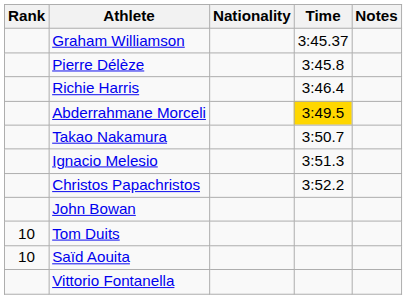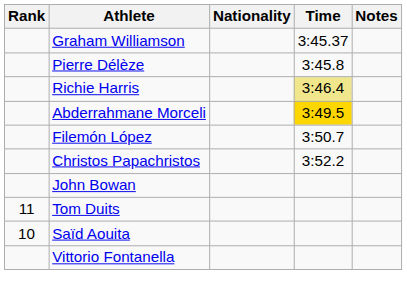(323, 88) no background -> (323, 88) khaki background
- row: (110, 137)
+ row: (102, 137)
- row: (105, 161)
(27, 233) 10 -> (27, 209) 11
